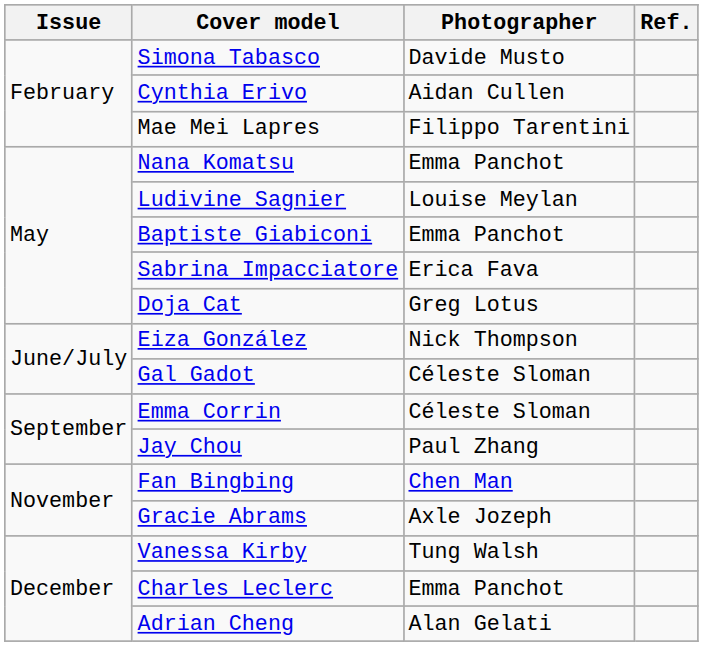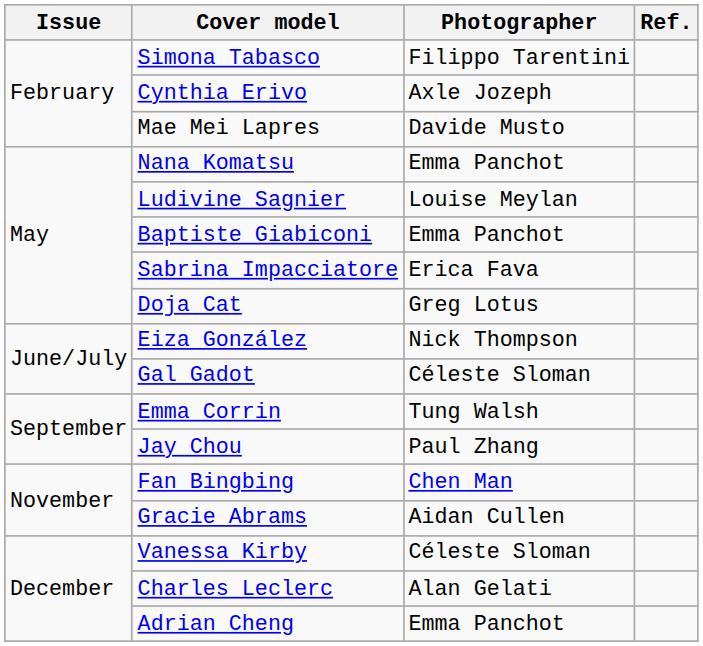(487, 58) Davide Musto -> (519, 58) Filippo Tarentini
(487, 93) Aidan Cullen -> (480, 93) Axle Jozeph
(519, 129) Filippo Tarentini -> (487, 129) Davide Musto
(500, 412) Céleste Sloman -> (474, 412) Tung Walsh
(480, 518) Axle Jozeph -> (487, 518) Aidan Cullen
(474, 553) Tung Walsh -> (500, 553) Céleste Sloman
(487, 589) Emma Panchot -> (480, 589) Alan Gelati
(480, 624) Alan Gelati -> (487, 624) Emma Panchot
